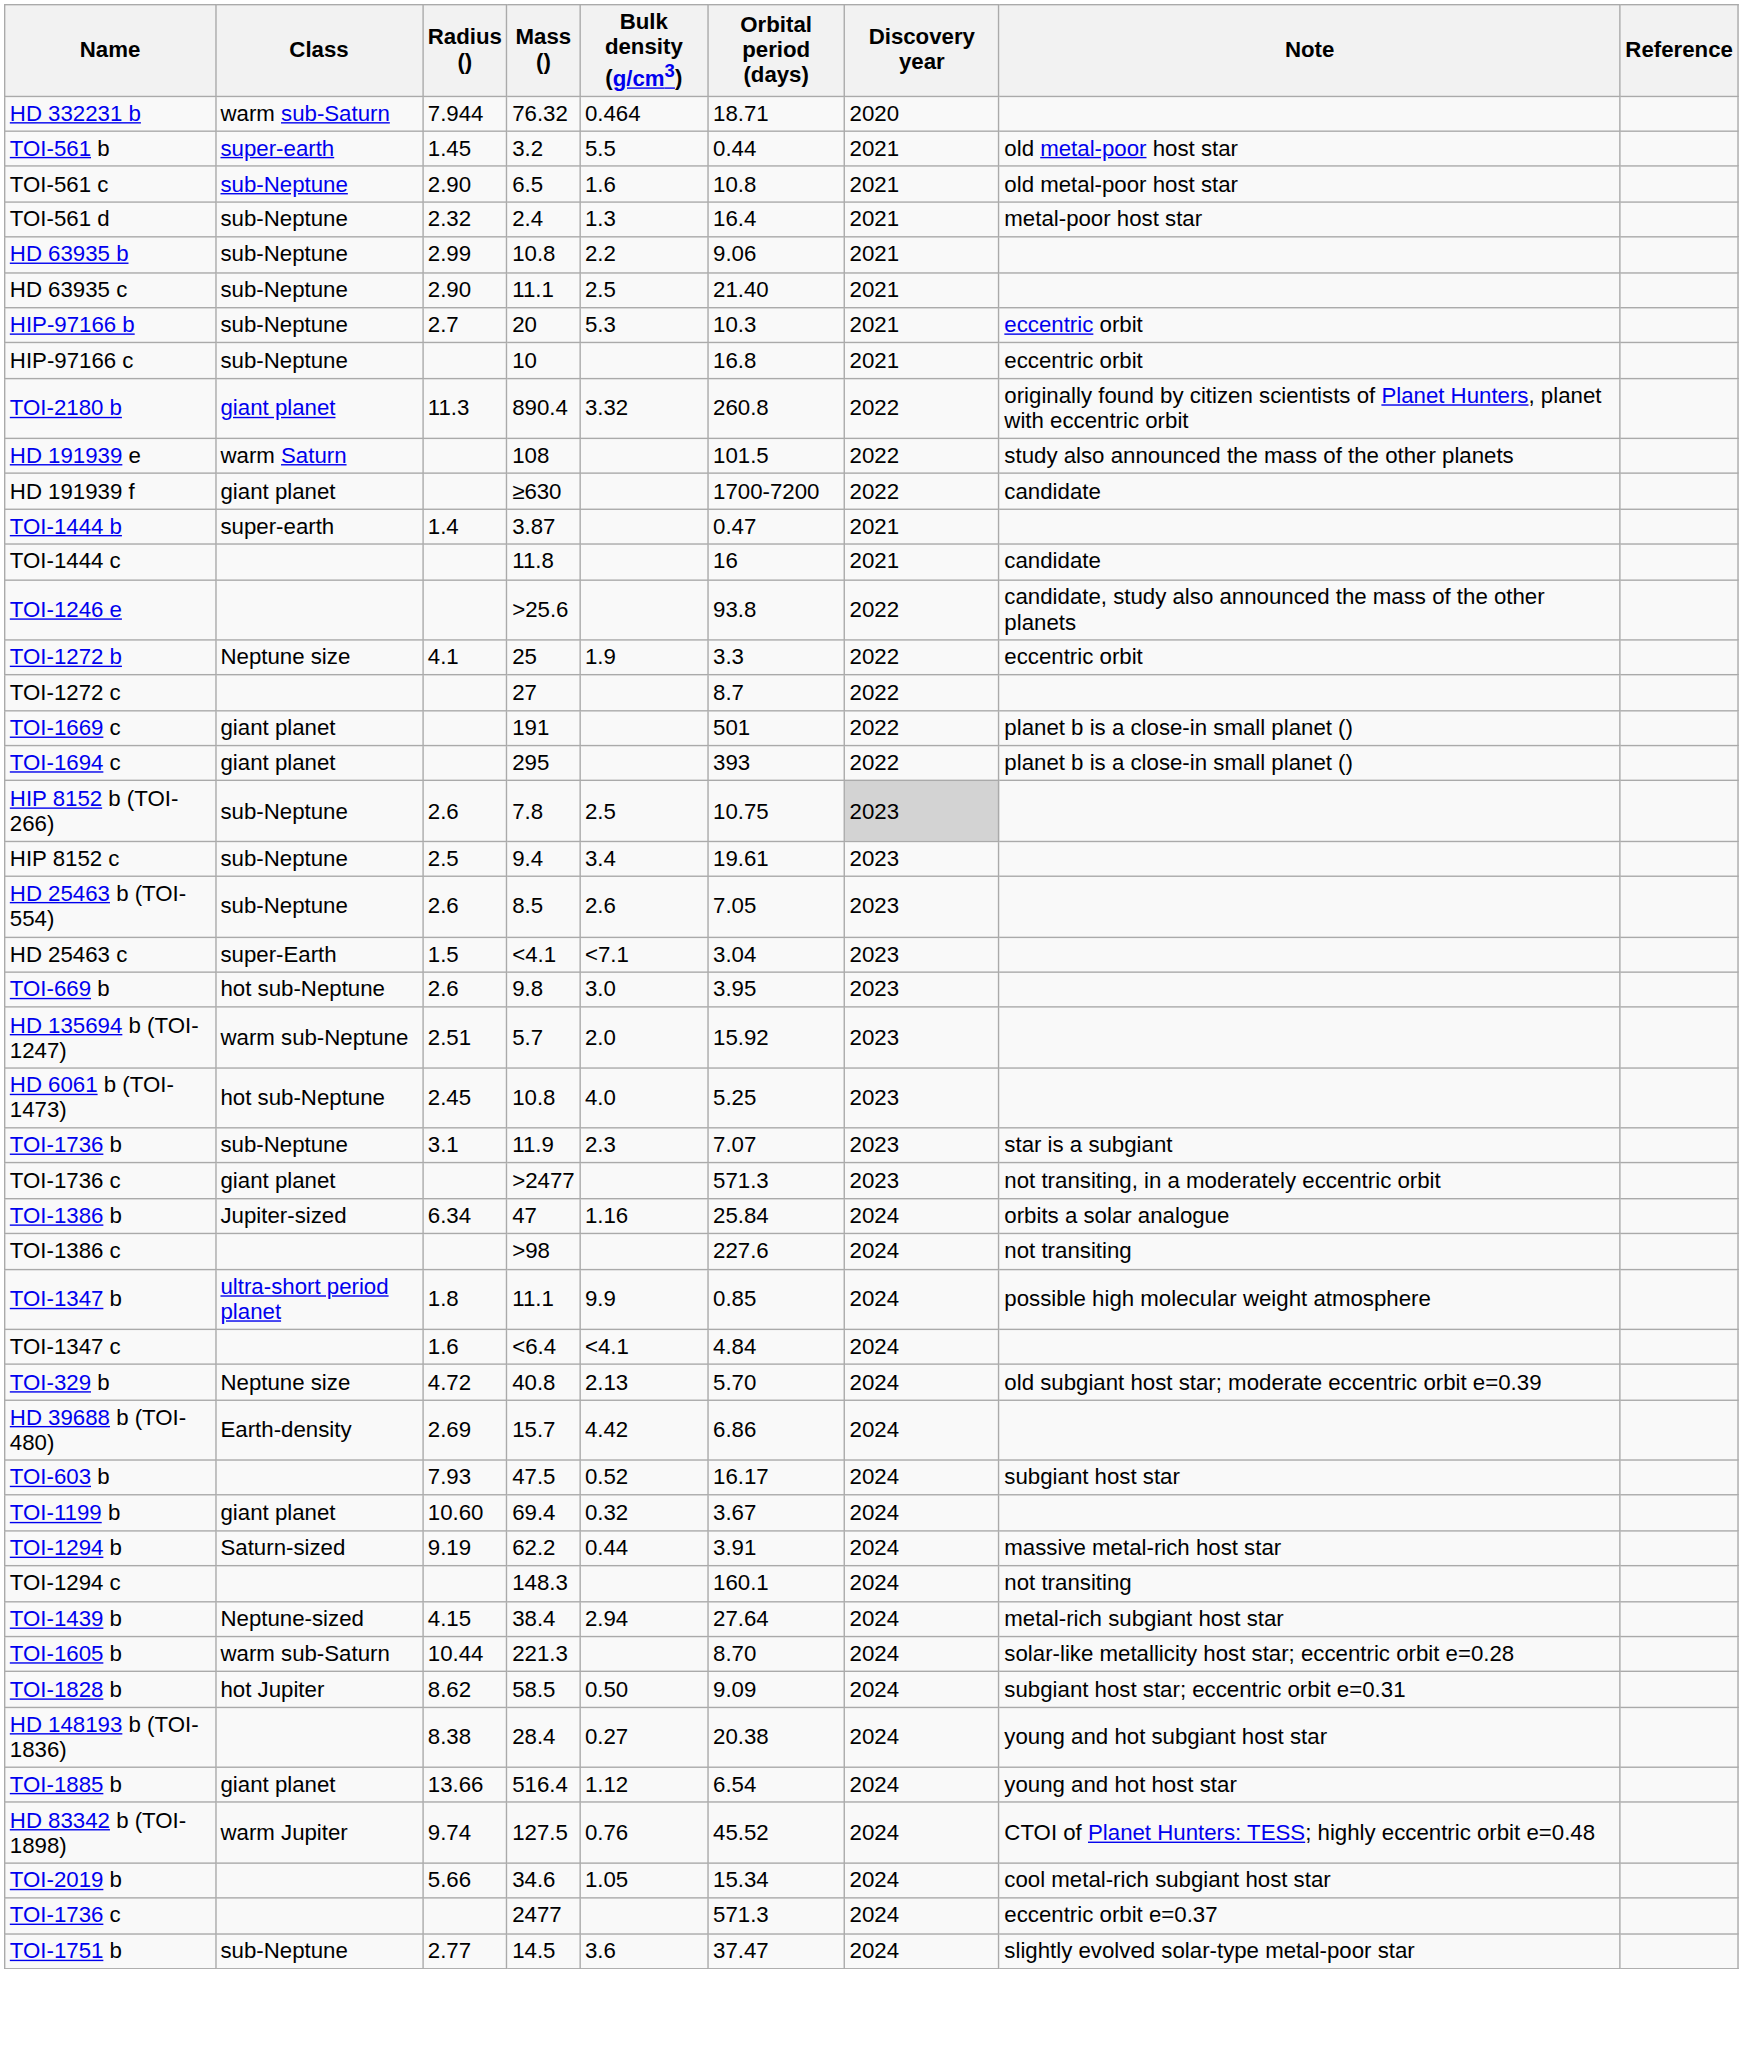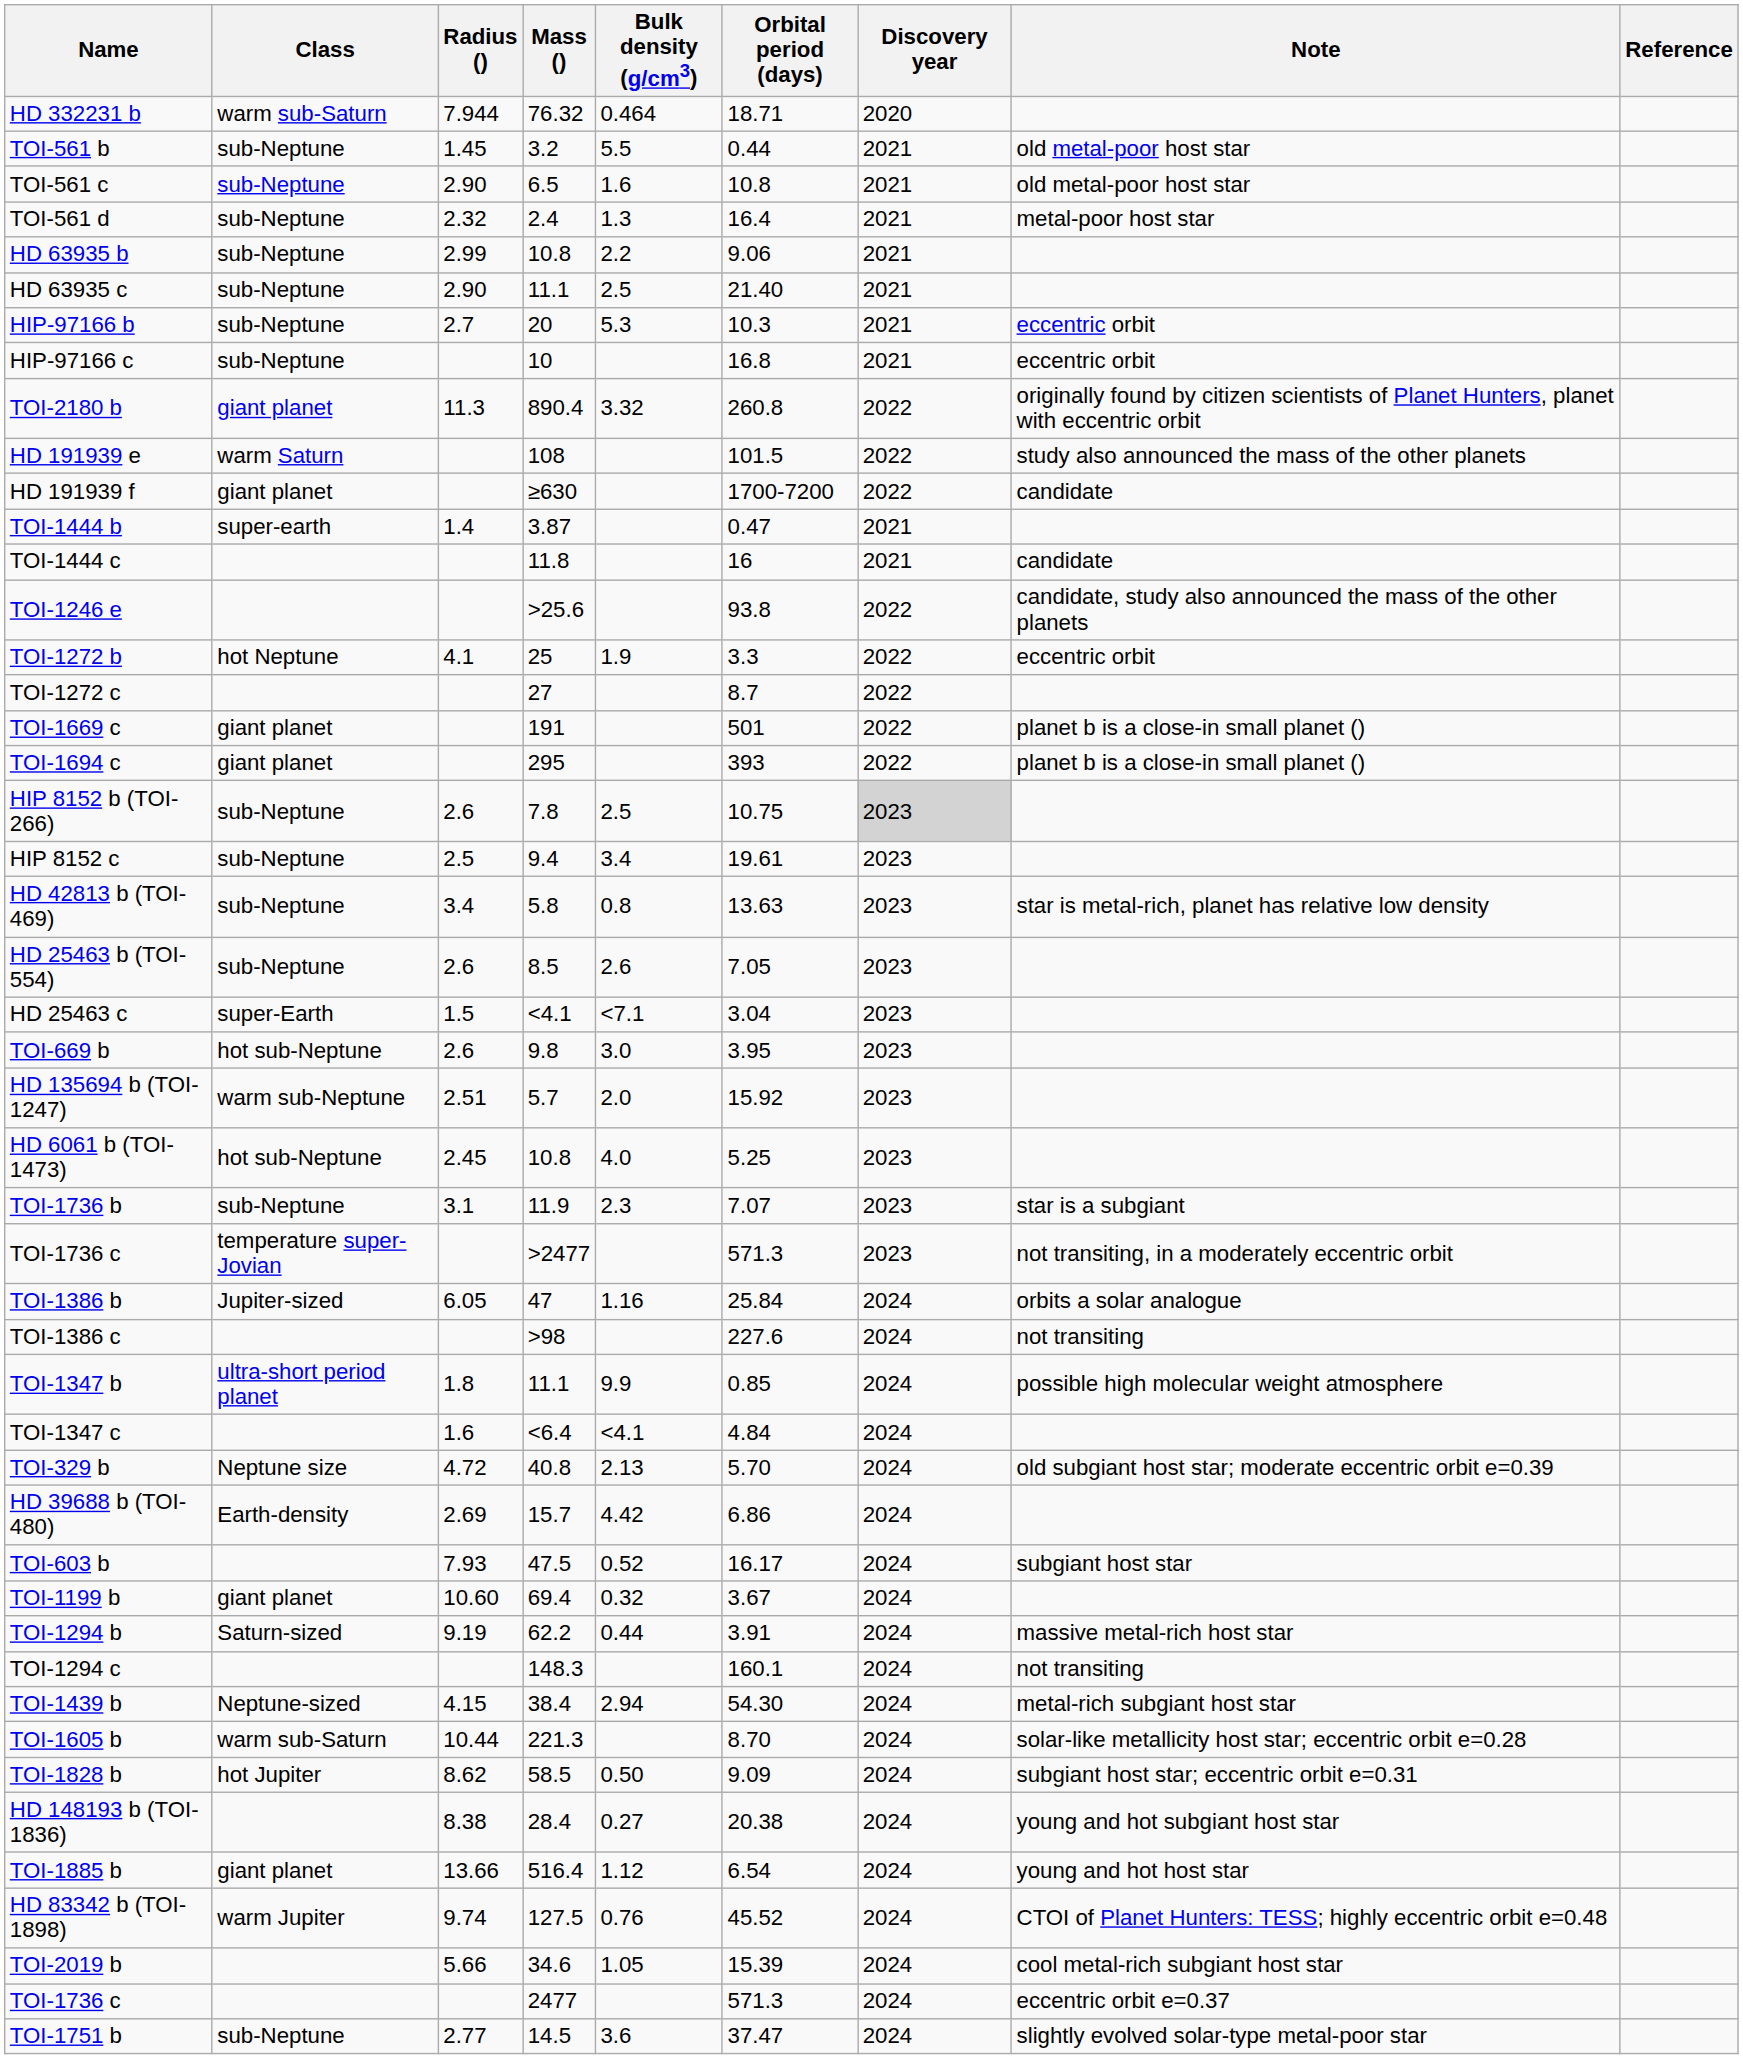(277, 148) super-earth -> (281, 148) sub-Neptune
(285, 657) Neptune size -> (278, 657) hot Neptune
+ row: (98, 906)
(278, 1180) giant planet -> (312, 1253) temperature super-Jovian
(449, 1215) 6.34 -> (465, 1301) 6.05
(741, 1618) 27.64 -> (755, 1703) 54.30
(741, 1880) 15.34 -> (755, 1965) 15.39
